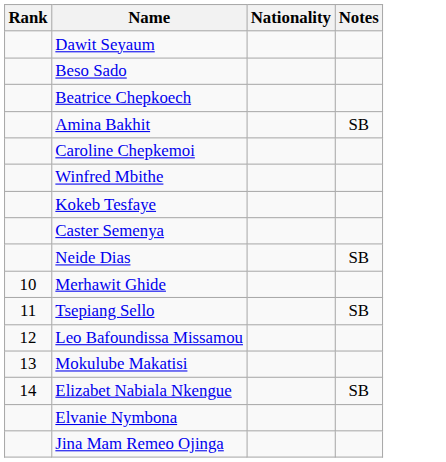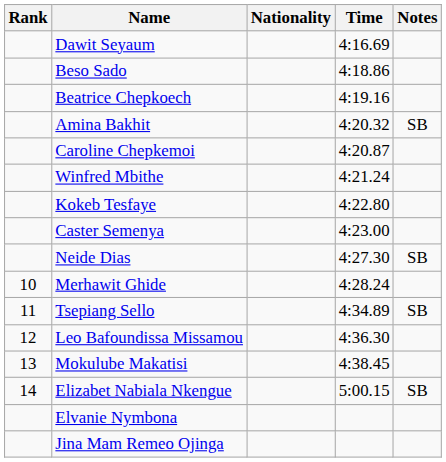+ column: (364, 17)
